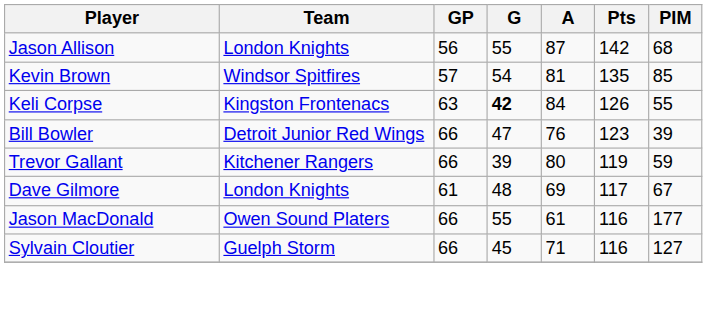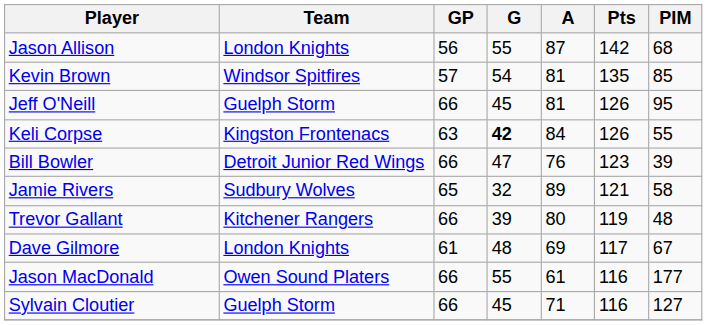+ row: (52, 104)
+ row: (61, 190)
(663, 162) 59 -> (663, 219) 48
